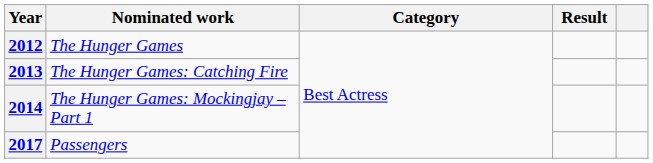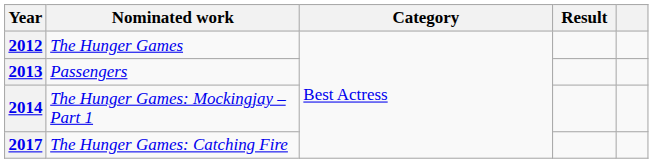(169, 71) The Hunger Games: Catching Fire -> (89, 71) Passengers
(89, 144) Passengers -> (169, 144) The Hunger Games: Catching Fire
